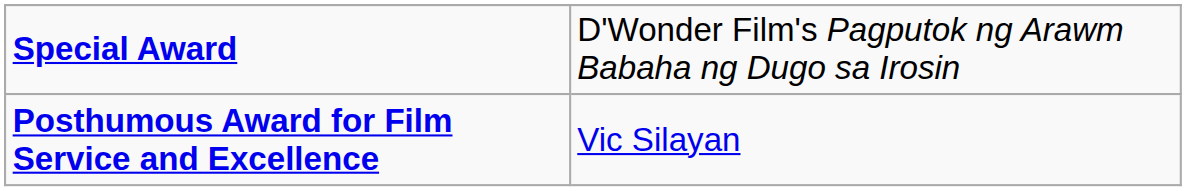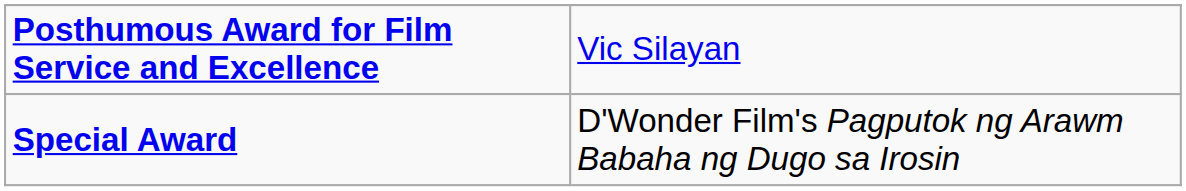rows swapped: (125, 49) <-> (233, 139)
